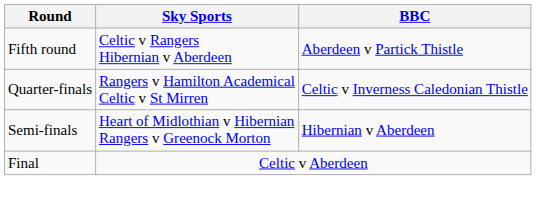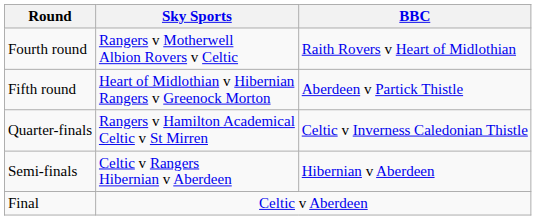+ row: (47, 48)
(165, 48) Celtic v Rangers Hibernian v Aberdeen -> (197, 89) Heart of Midlothian v Hibernian Rangers v Greenock Morton
(197, 130) Heart of Midlothian v Hibernian Rangers v Greenock Morton -> (165, 171) Celtic v Rangers Hibernian v Aberdeen
